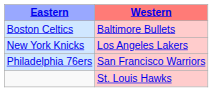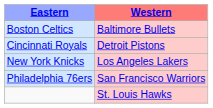+ row: (47, 45)
